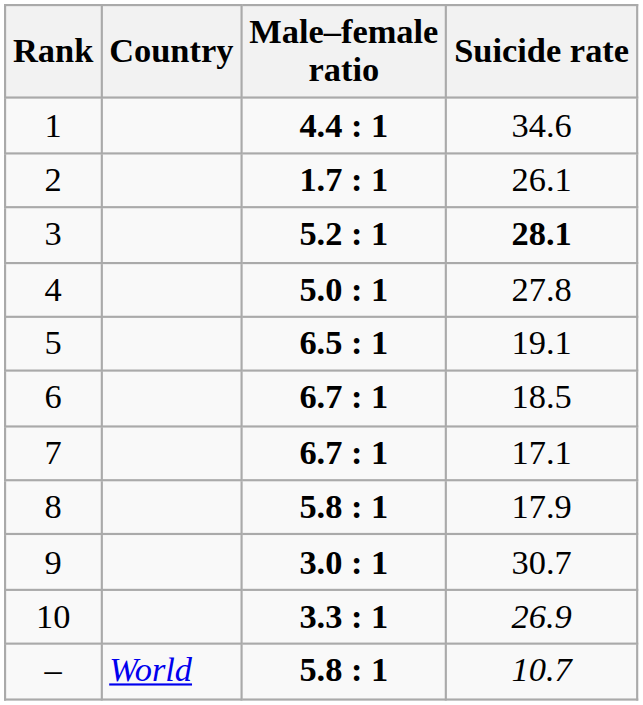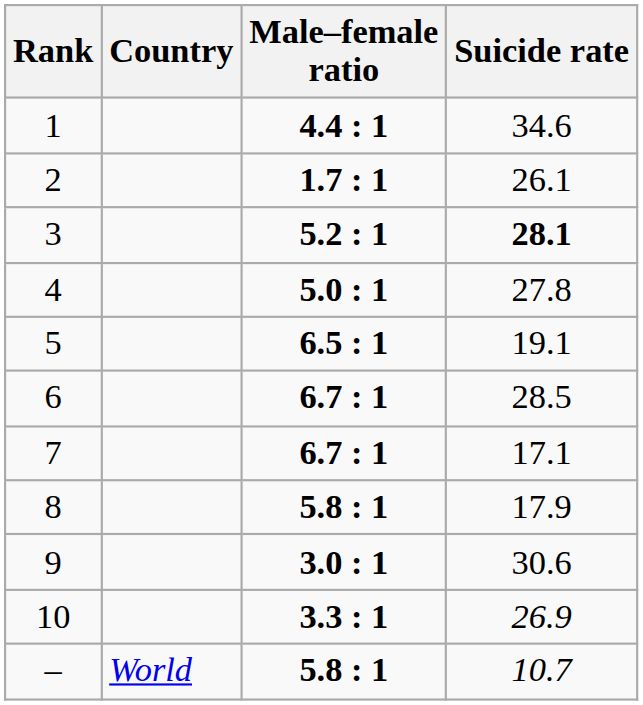(542, 397) 18.5 -> (542, 397) 28.5
(542, 561) 30.7 -> (542, 561) 30.6
